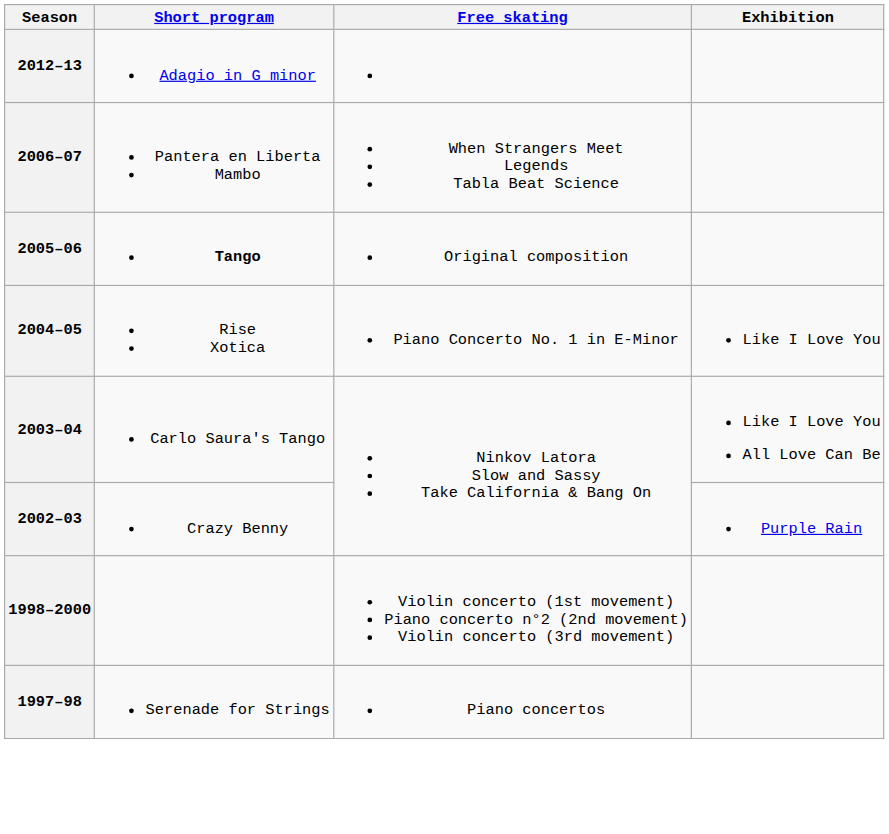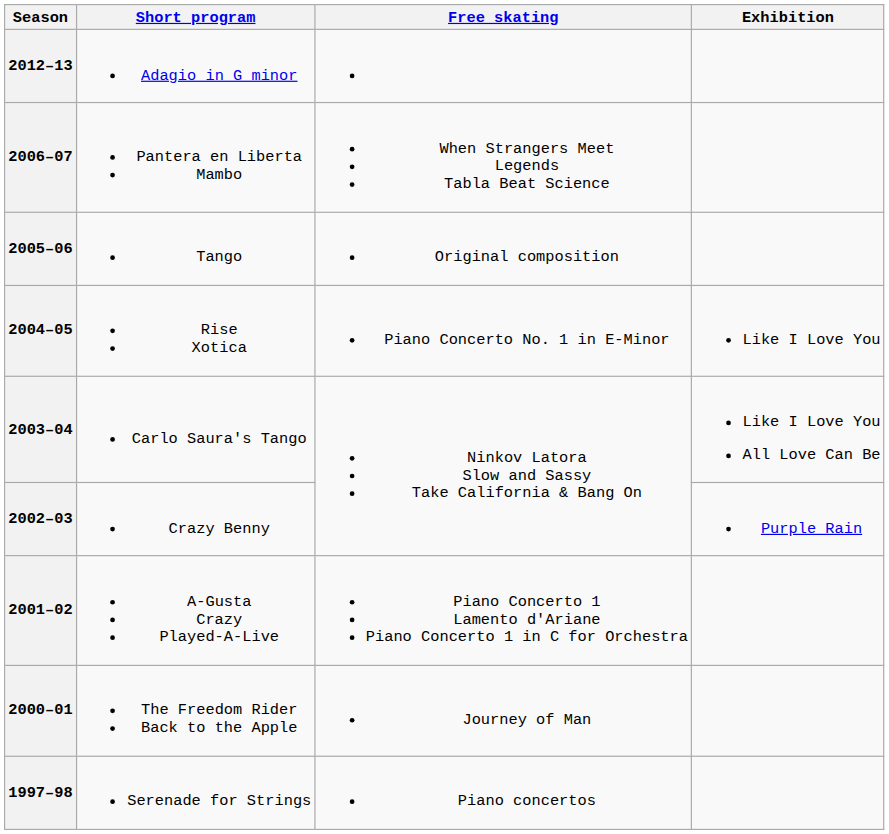(214, 257) bold -> (196, 257) normal
+ row: (40, 610)
+ row: (40, 710)
- row: (50, 610)
